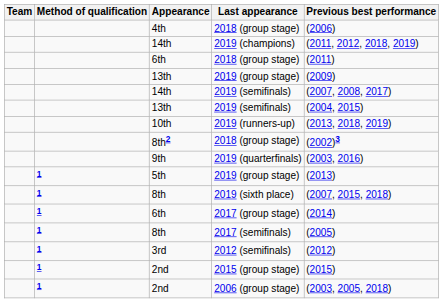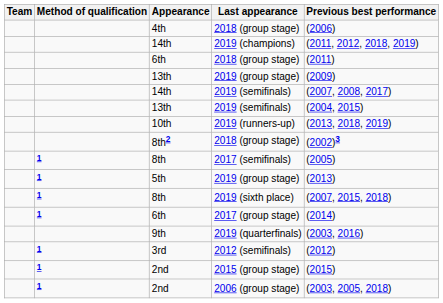rows swapped: (159, 159) <-> (159, 232)
